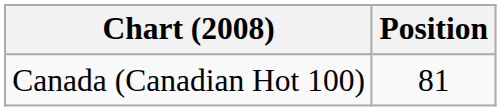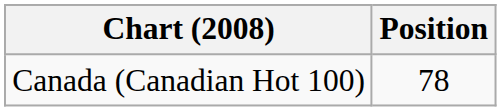(434, 79) 81 -> (434, 79) 78
